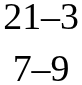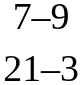rows swapped: (41, 16) <-> (41, 68)
